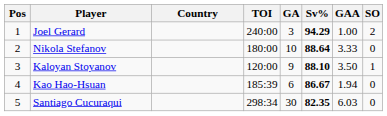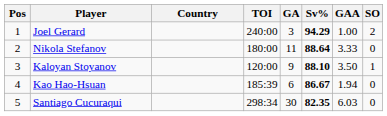(291, 48) 10 -> (291, 48) 11
